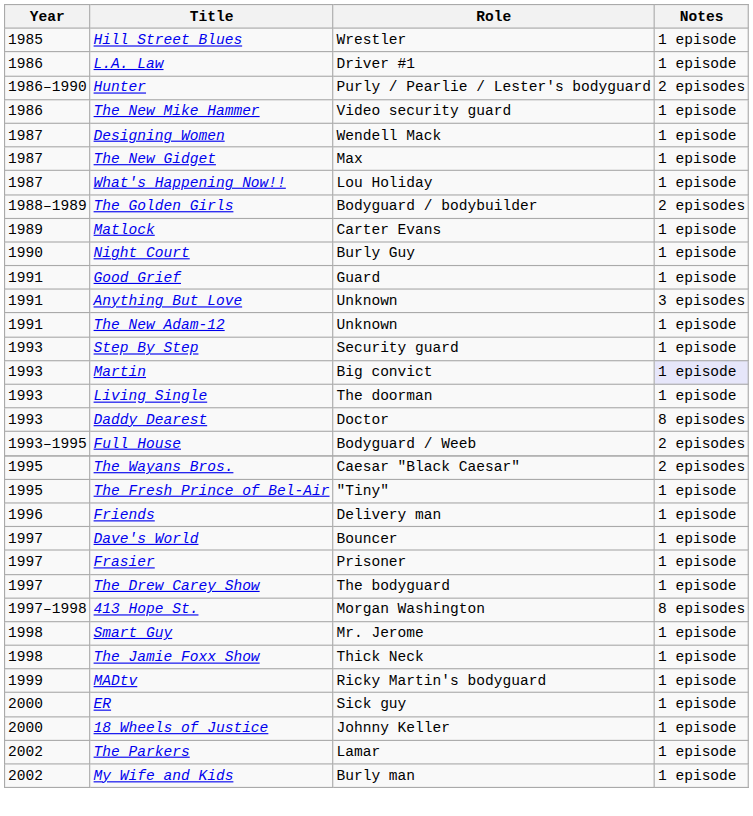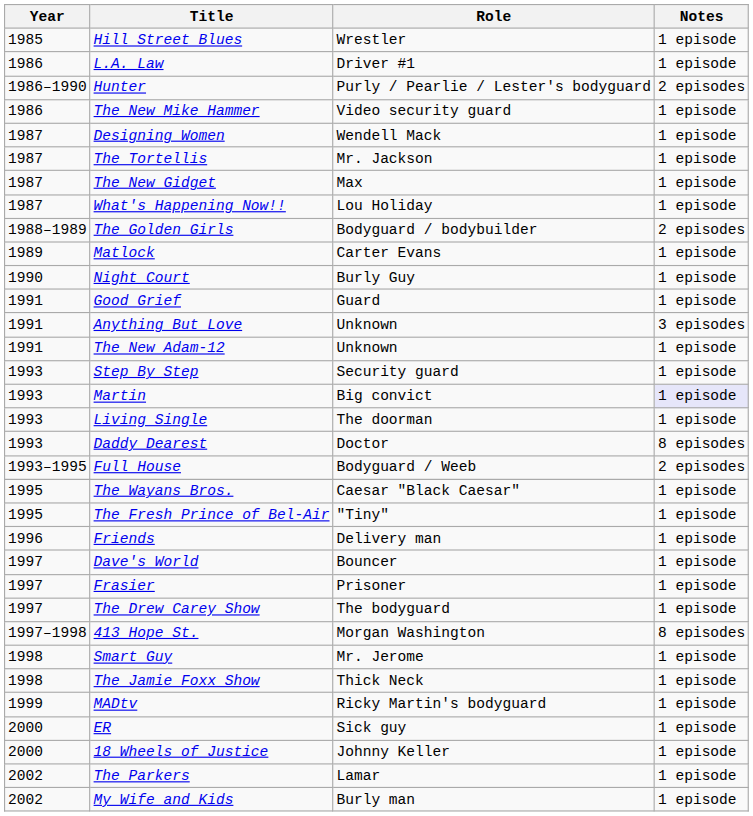+ row: (150, 159)
(702, 467) 2 episodes -> (697, 491) 1 episode
